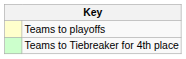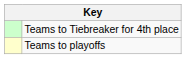rows swapped: (65, 29) <-> (102, 45)
